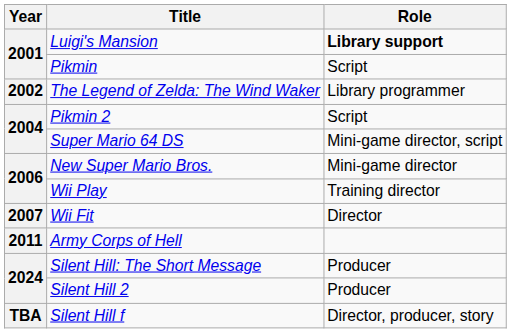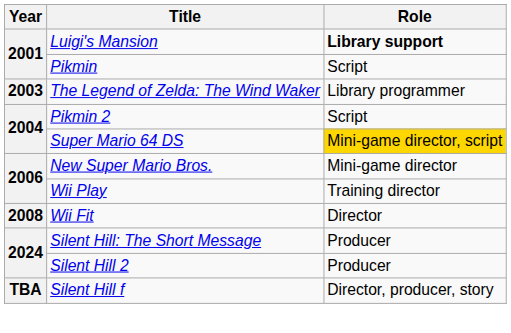(26, 91) 2002 -> (26, 91) 2003
(415, 141) no background -> (415, 141) gold background
(26, 215) 2007 -> (26, 215) 2008
- row: (116, 240)
